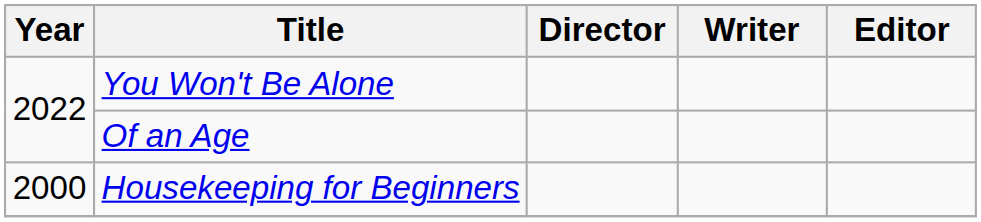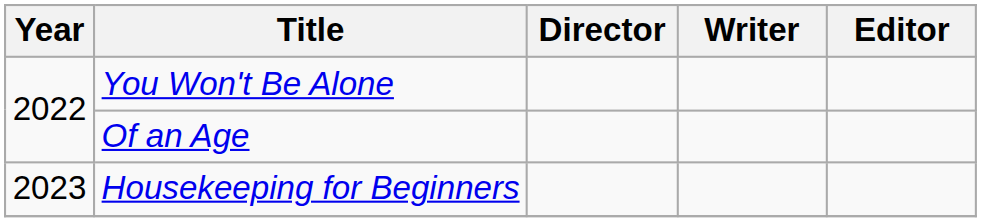(50, 188) 2000 -> (50, 188) 2023
